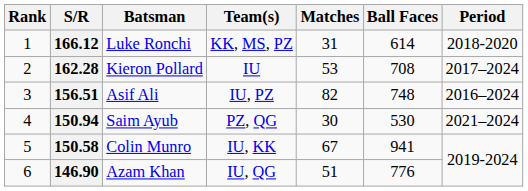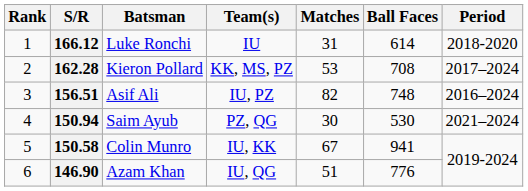(252, 43) KK, MS, PZ -> (252, 43) IU
(252, 69) IU -> (252, 69) KK, MS, PZ
